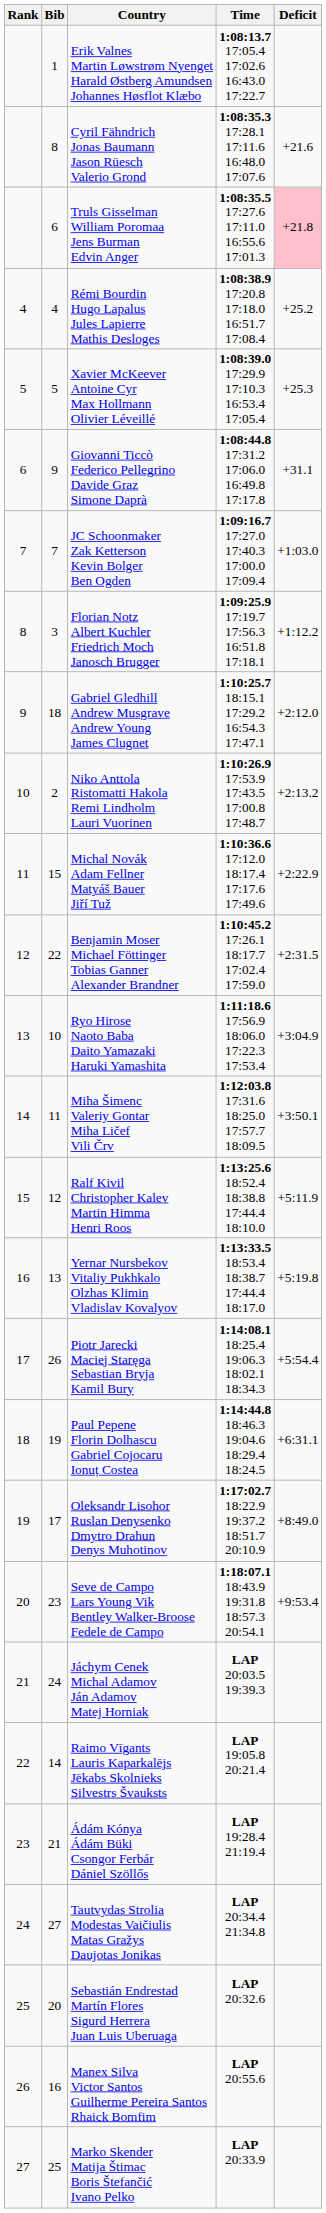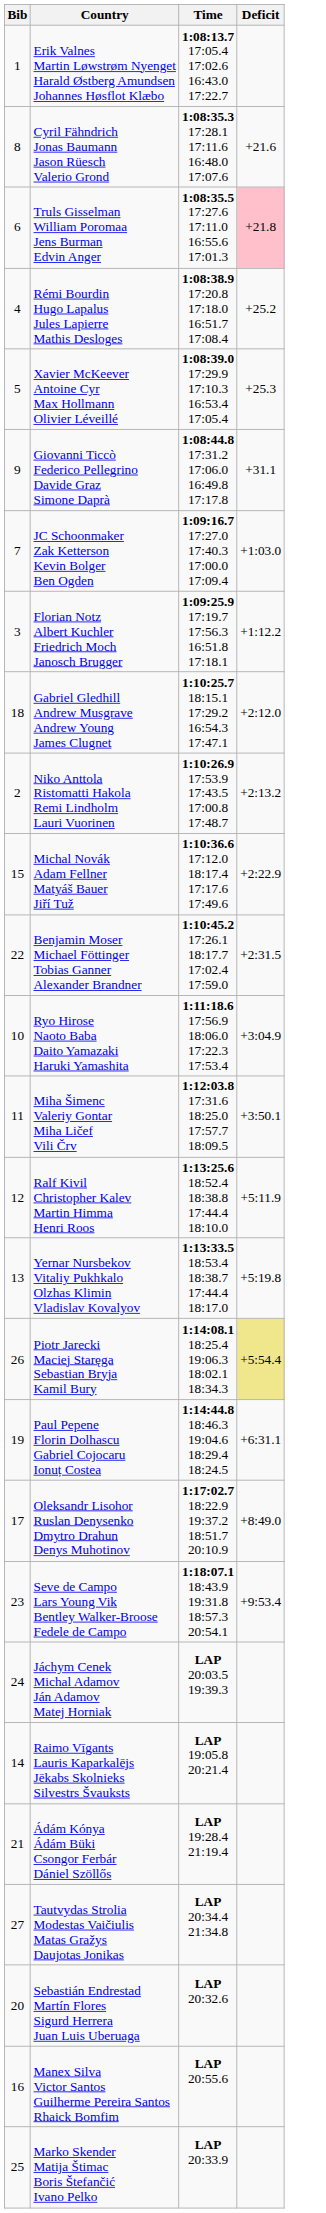- column: (23, 15)
(298, 1359) no background -> (261, 1359) khaki background
